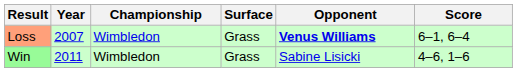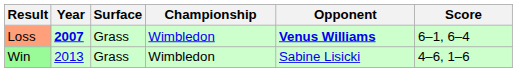columns swapped: (156, 15) <-> (248, 15)
(69, 36) normal -> (69, 36) bold
(68, 57) 2011 -> (69, 57) 2013
